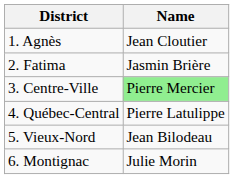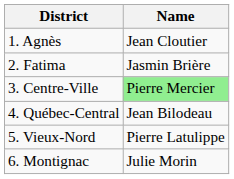(176, 112) Pierre Latulippe -> (169, 112) Jean Bilodeau
(169, 137) Jean Bilodeau -> (176, 137) Pierre Latulippe
